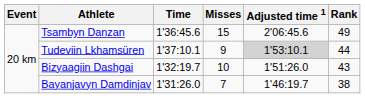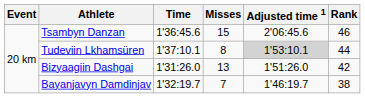(344, 33) 49 -> (344, 33) 46
(223, 50) 9 -> (223, 50) 8
(178, 67) 1'32:19.7 -> (178, 67) 1'31:26.0
(223, 67) 10 -> (223, 67) 13
(344, 67) 43 -> (344, 67) 42
(178, 84) 1'31:26.0 -> (178, 84) 1'32:19.7
